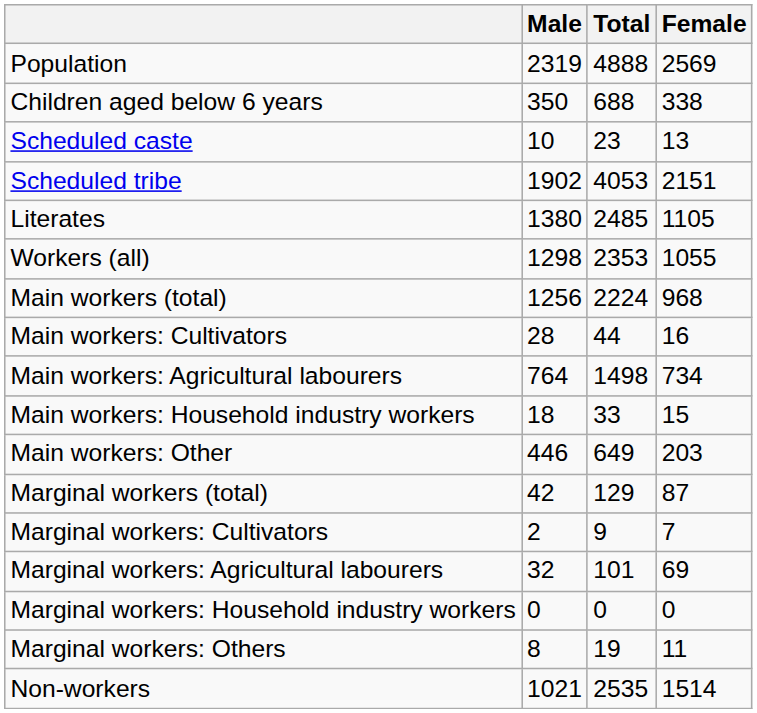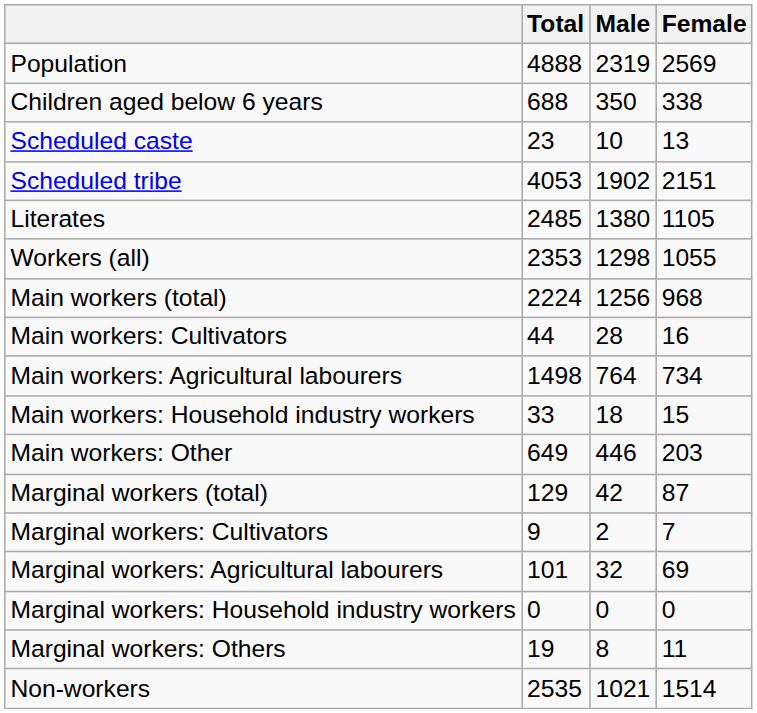columns swapped: (622, 24) <-> (555, 24)
